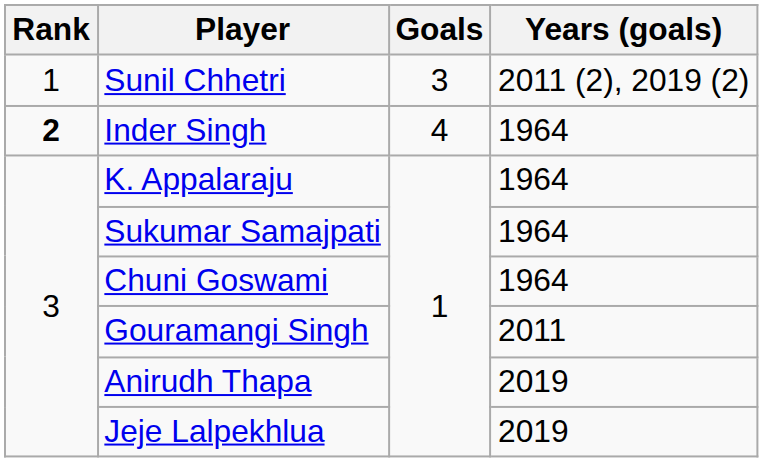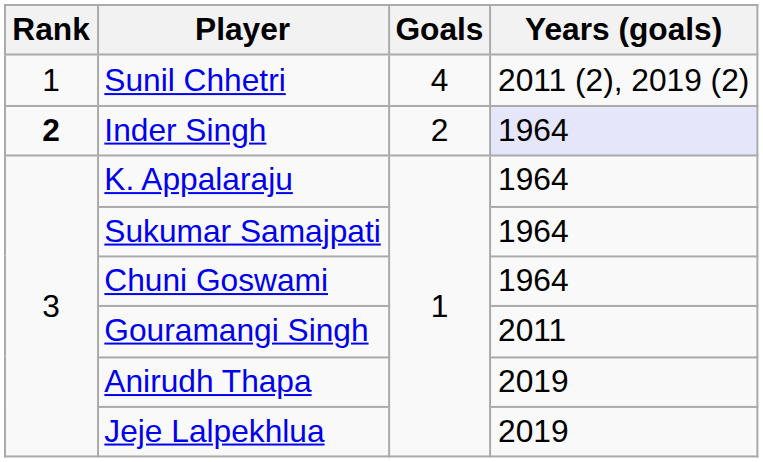(439, 79) 3 -> (439, 79) 4
(439, 130) 4 -> (439, 130) 2
(533, 130) no background -> (533, 130) lavender background
